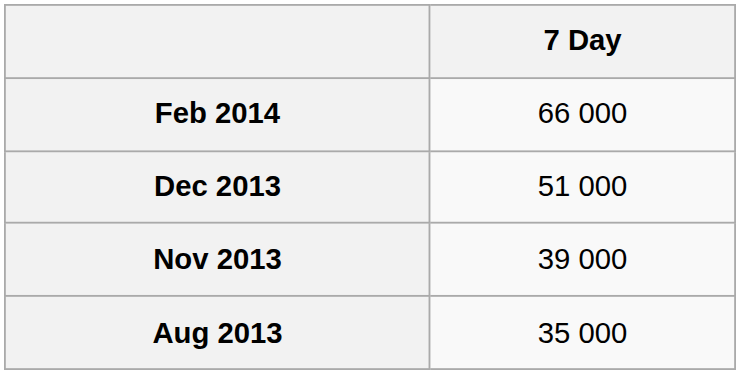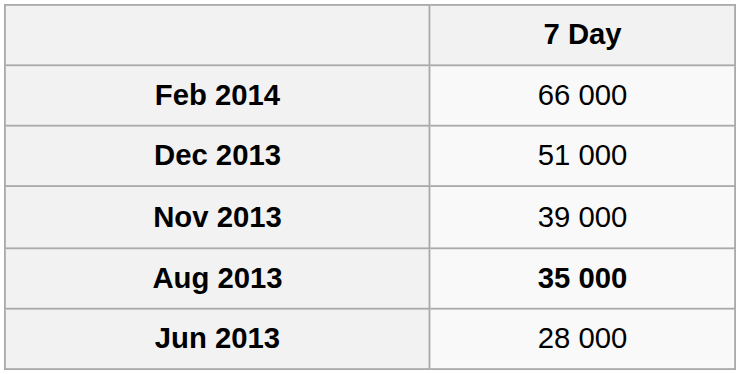(583, 332) normal -> (583, 277) bold
+ row: (217, 338)
